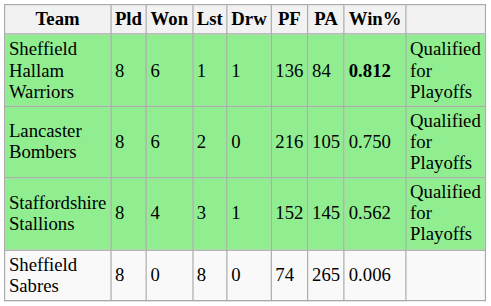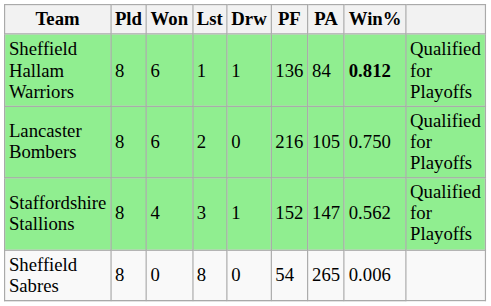(326, 213) 145 -> (326, 213) 147
(285, 274) 74 -> (285, 274) 54
